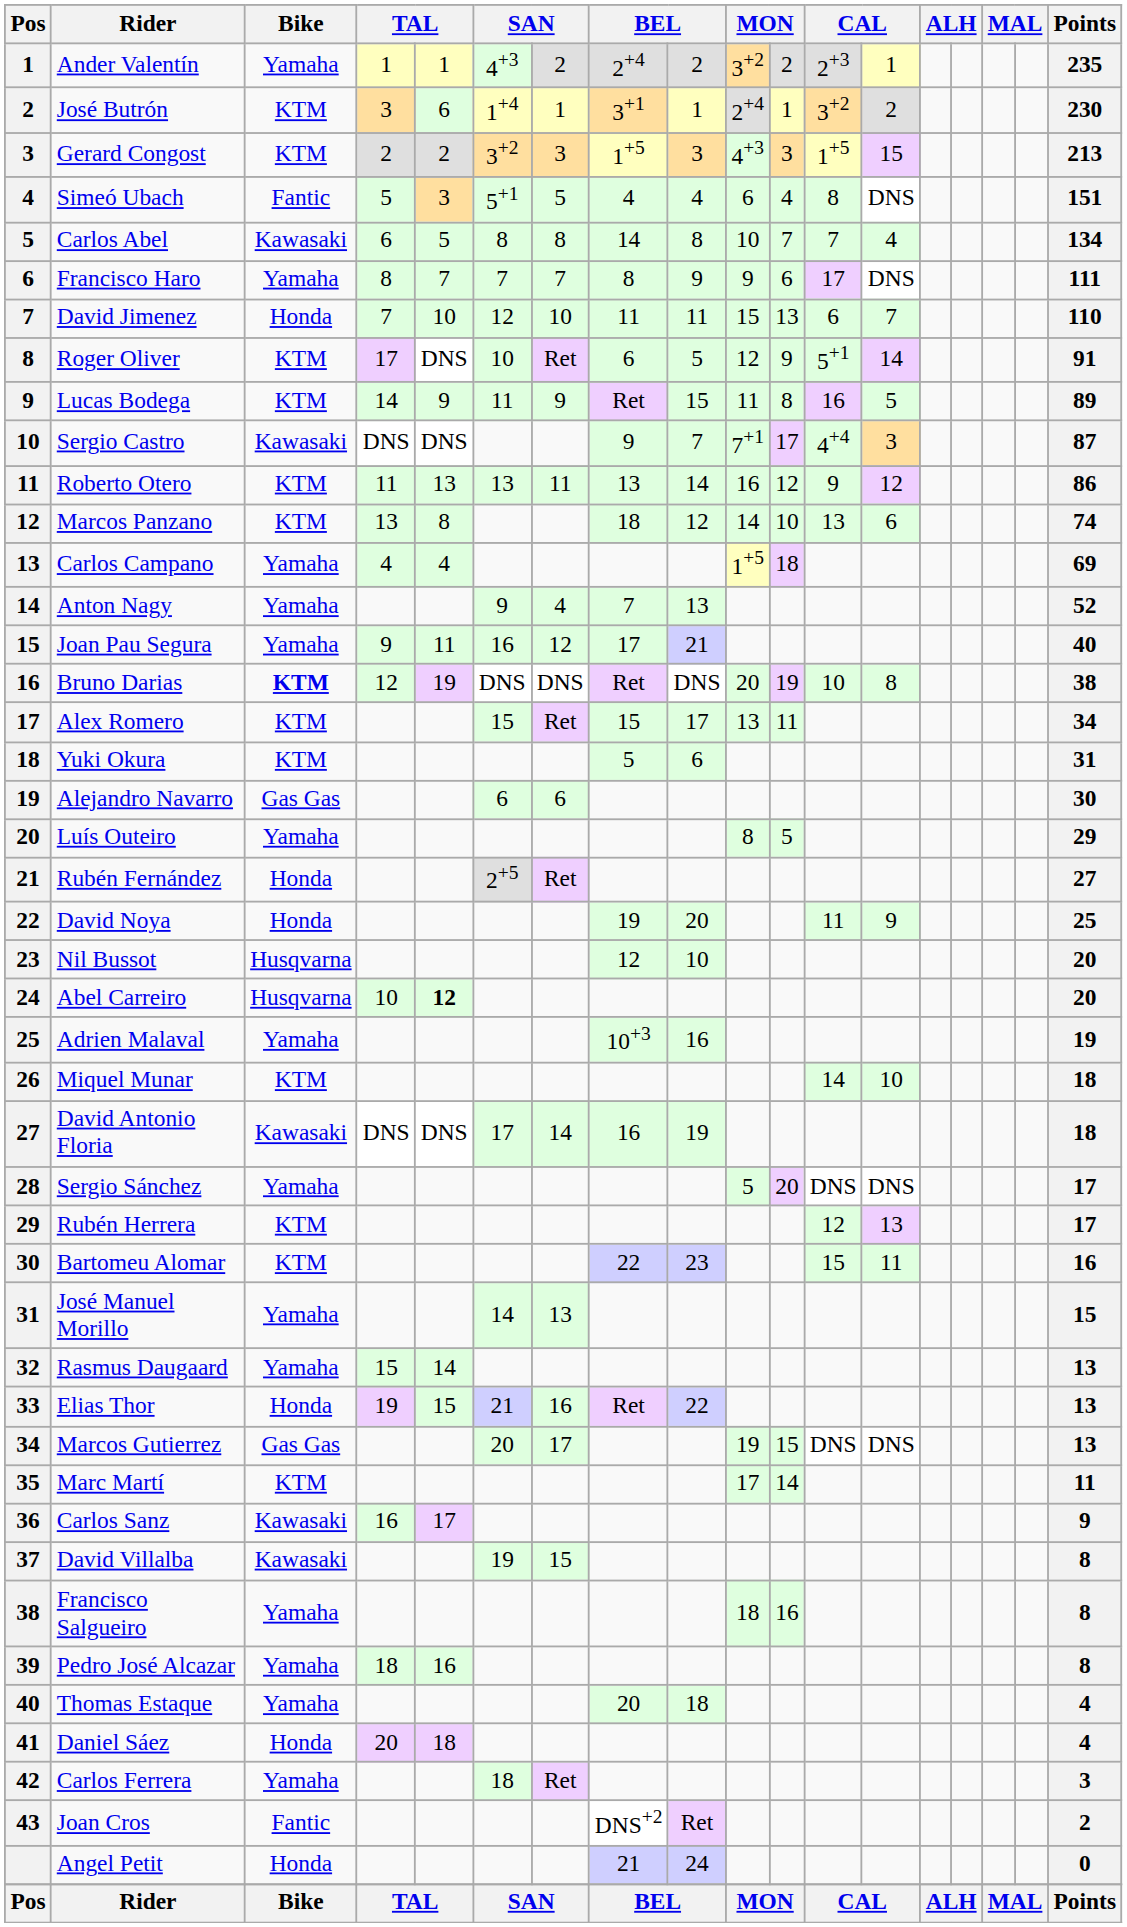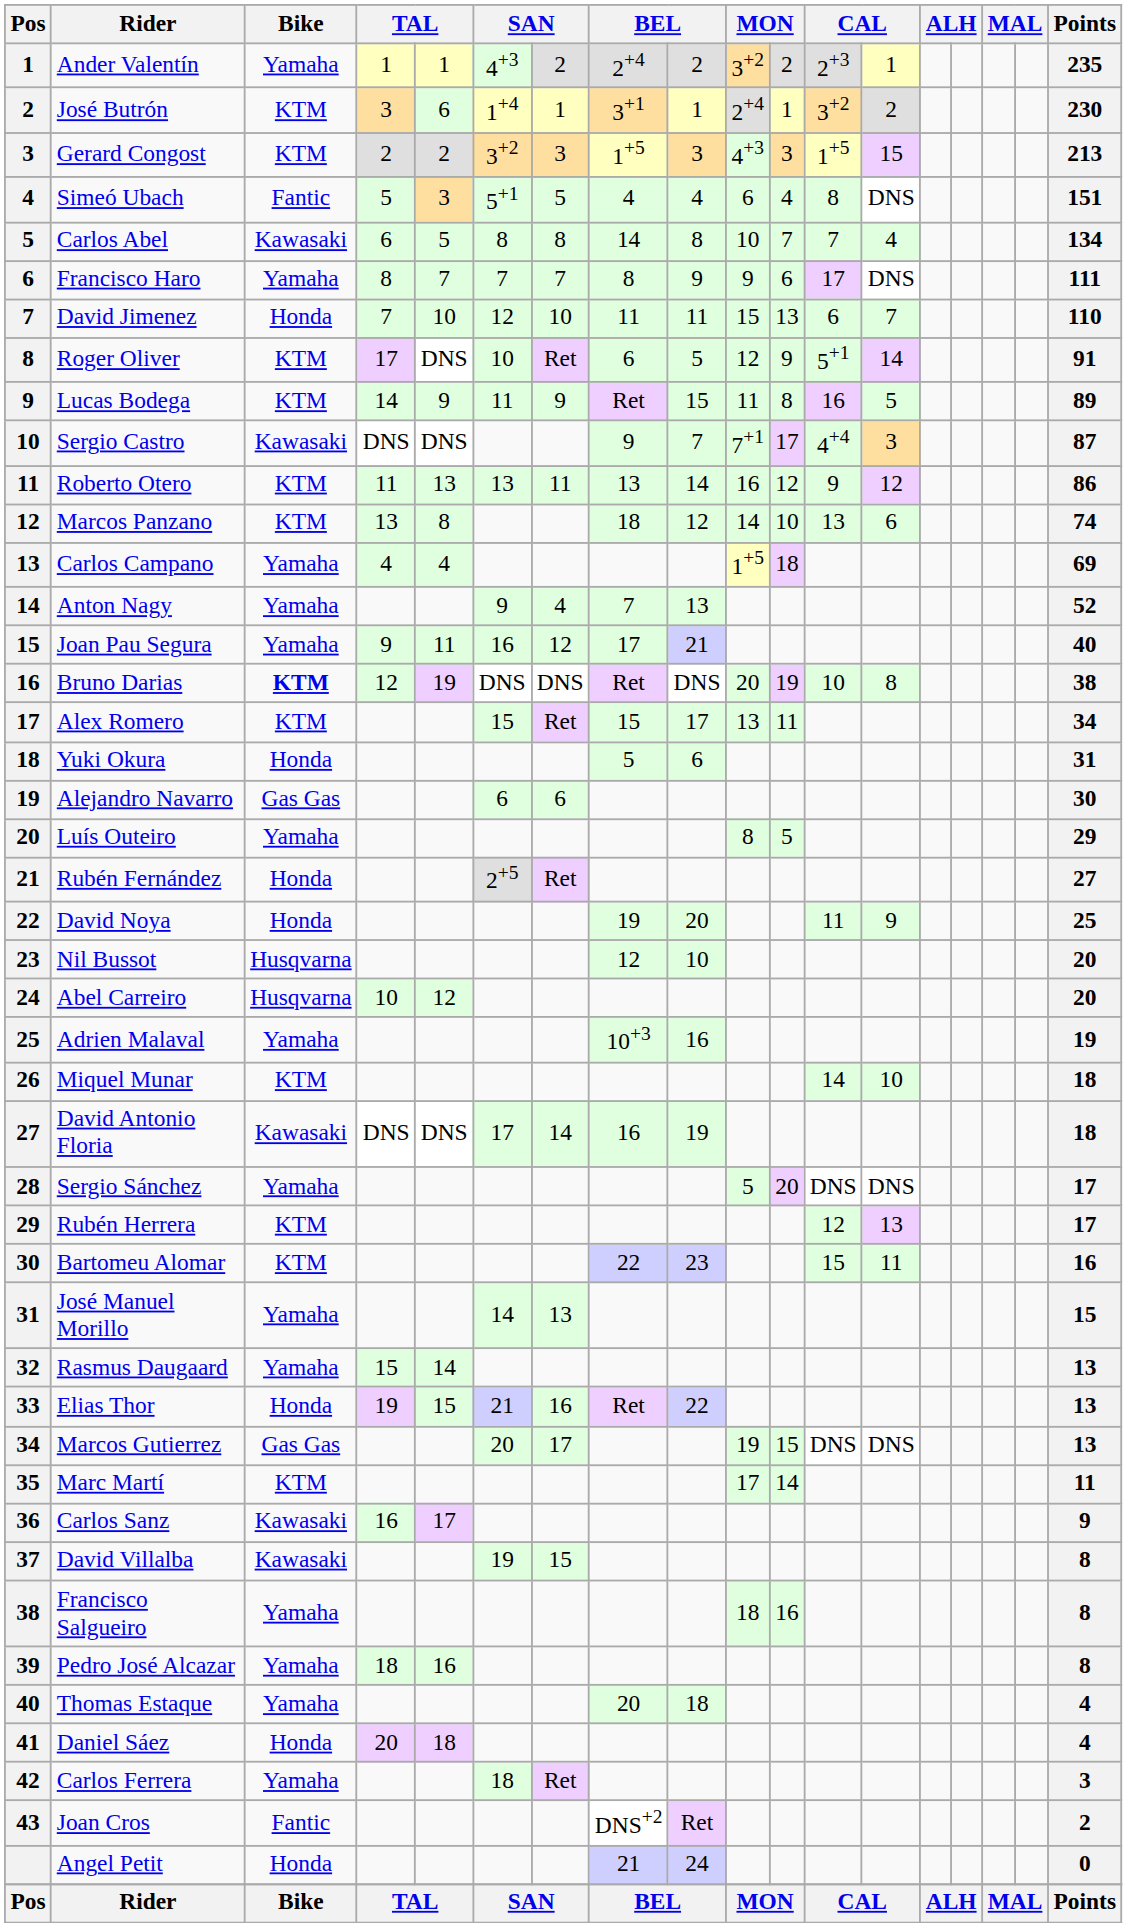(301, 760) KTM -> (301, 760) Honda
(444, 997) bold -> (444, 997) normal
